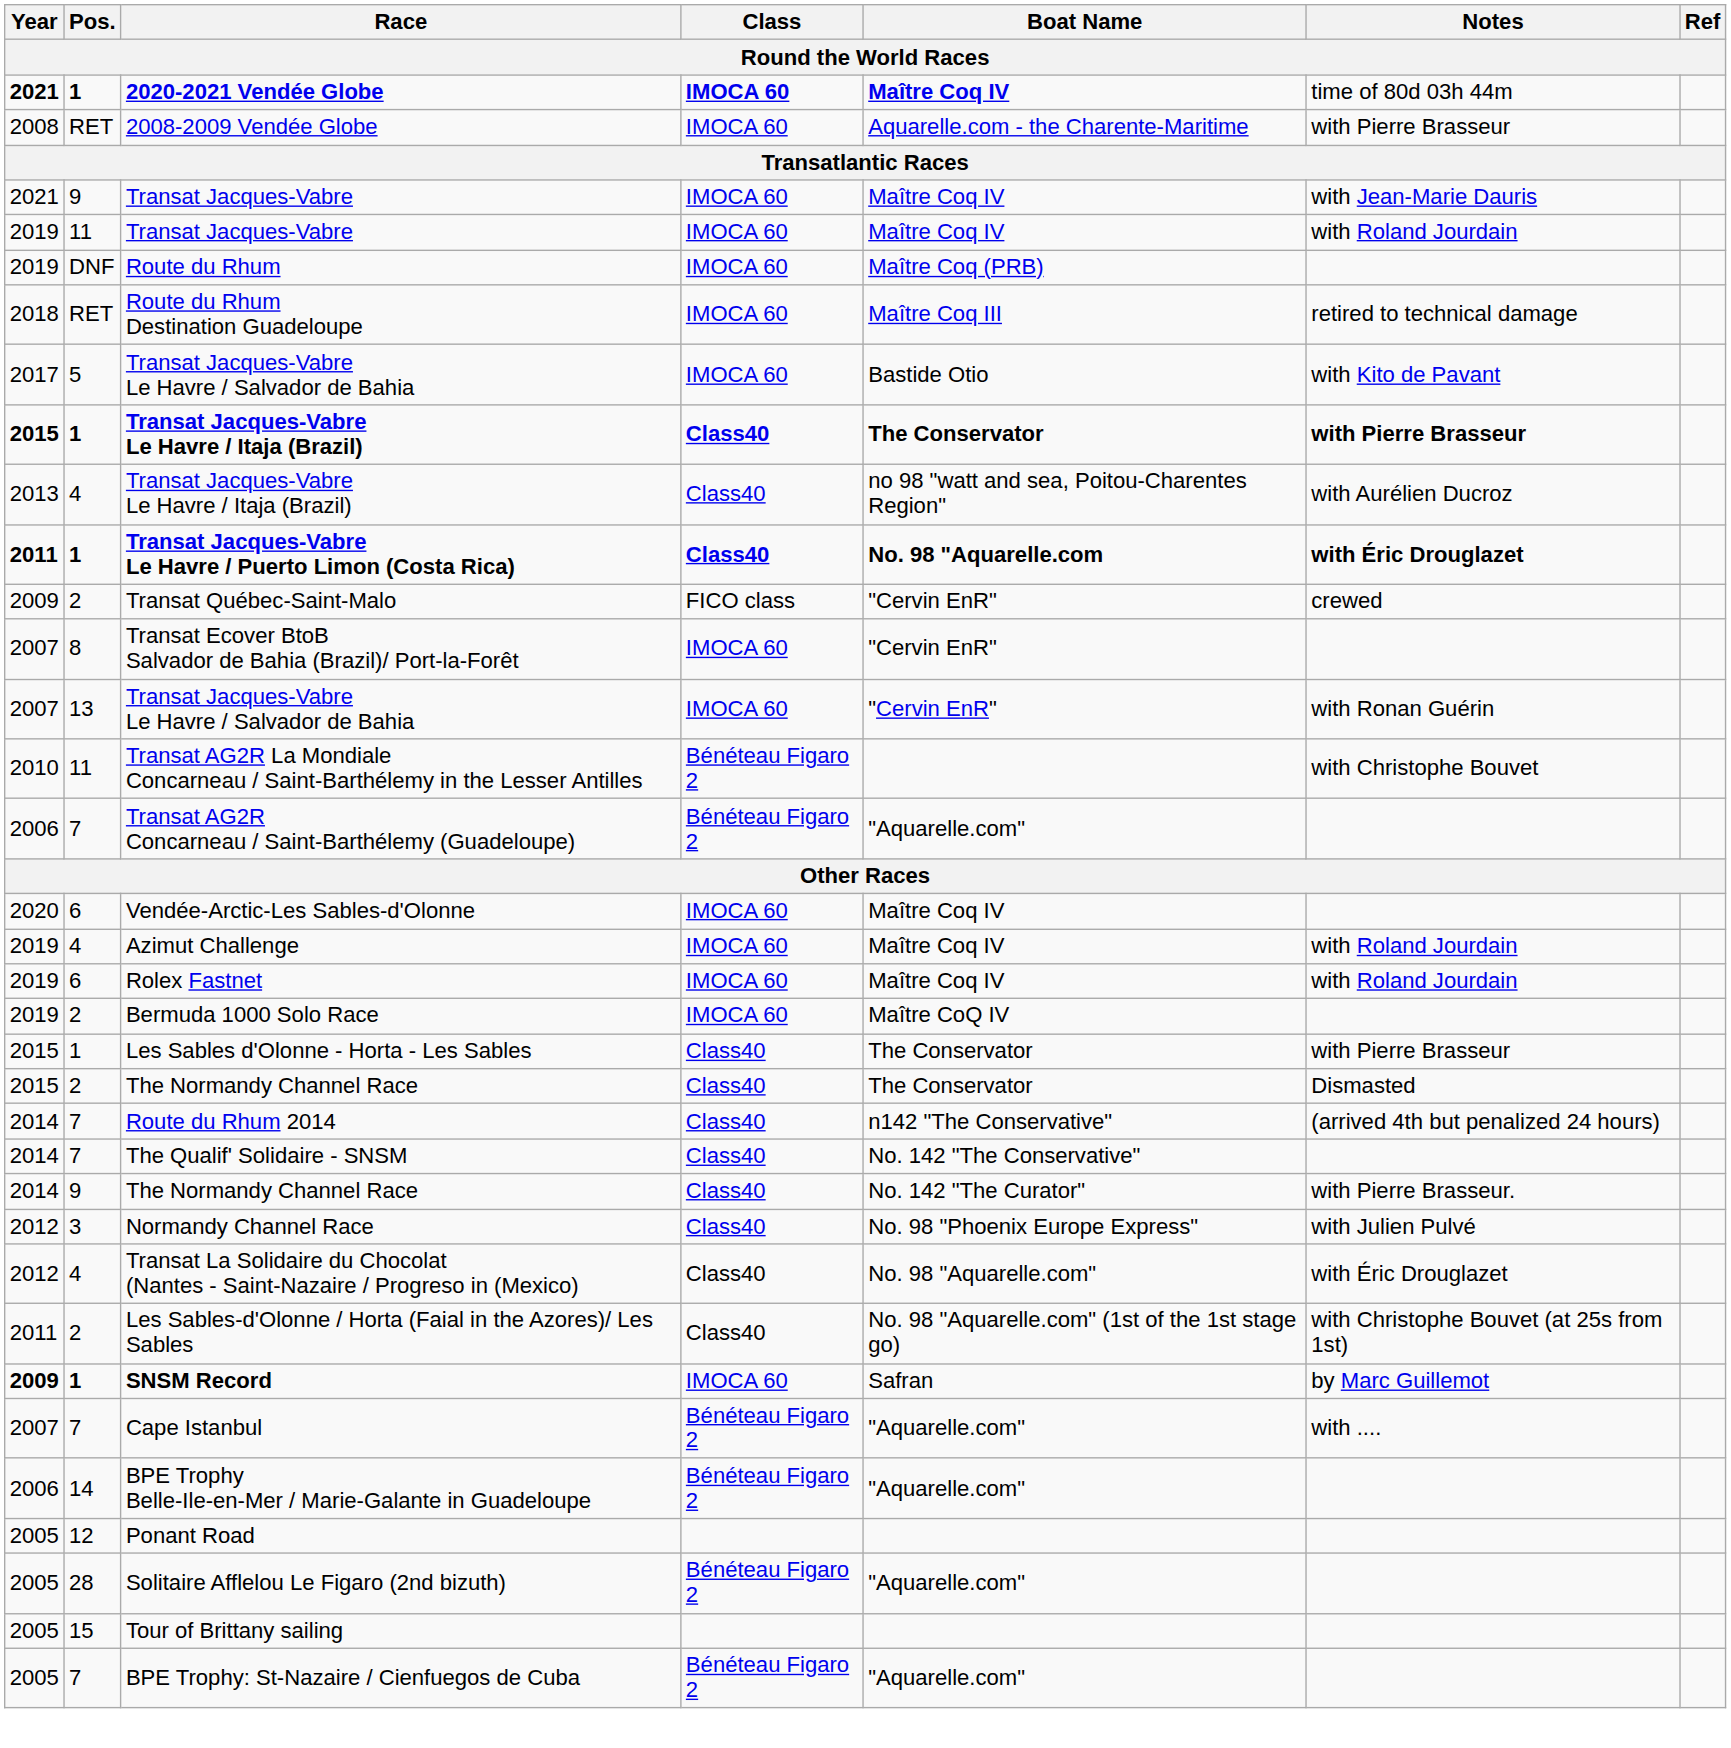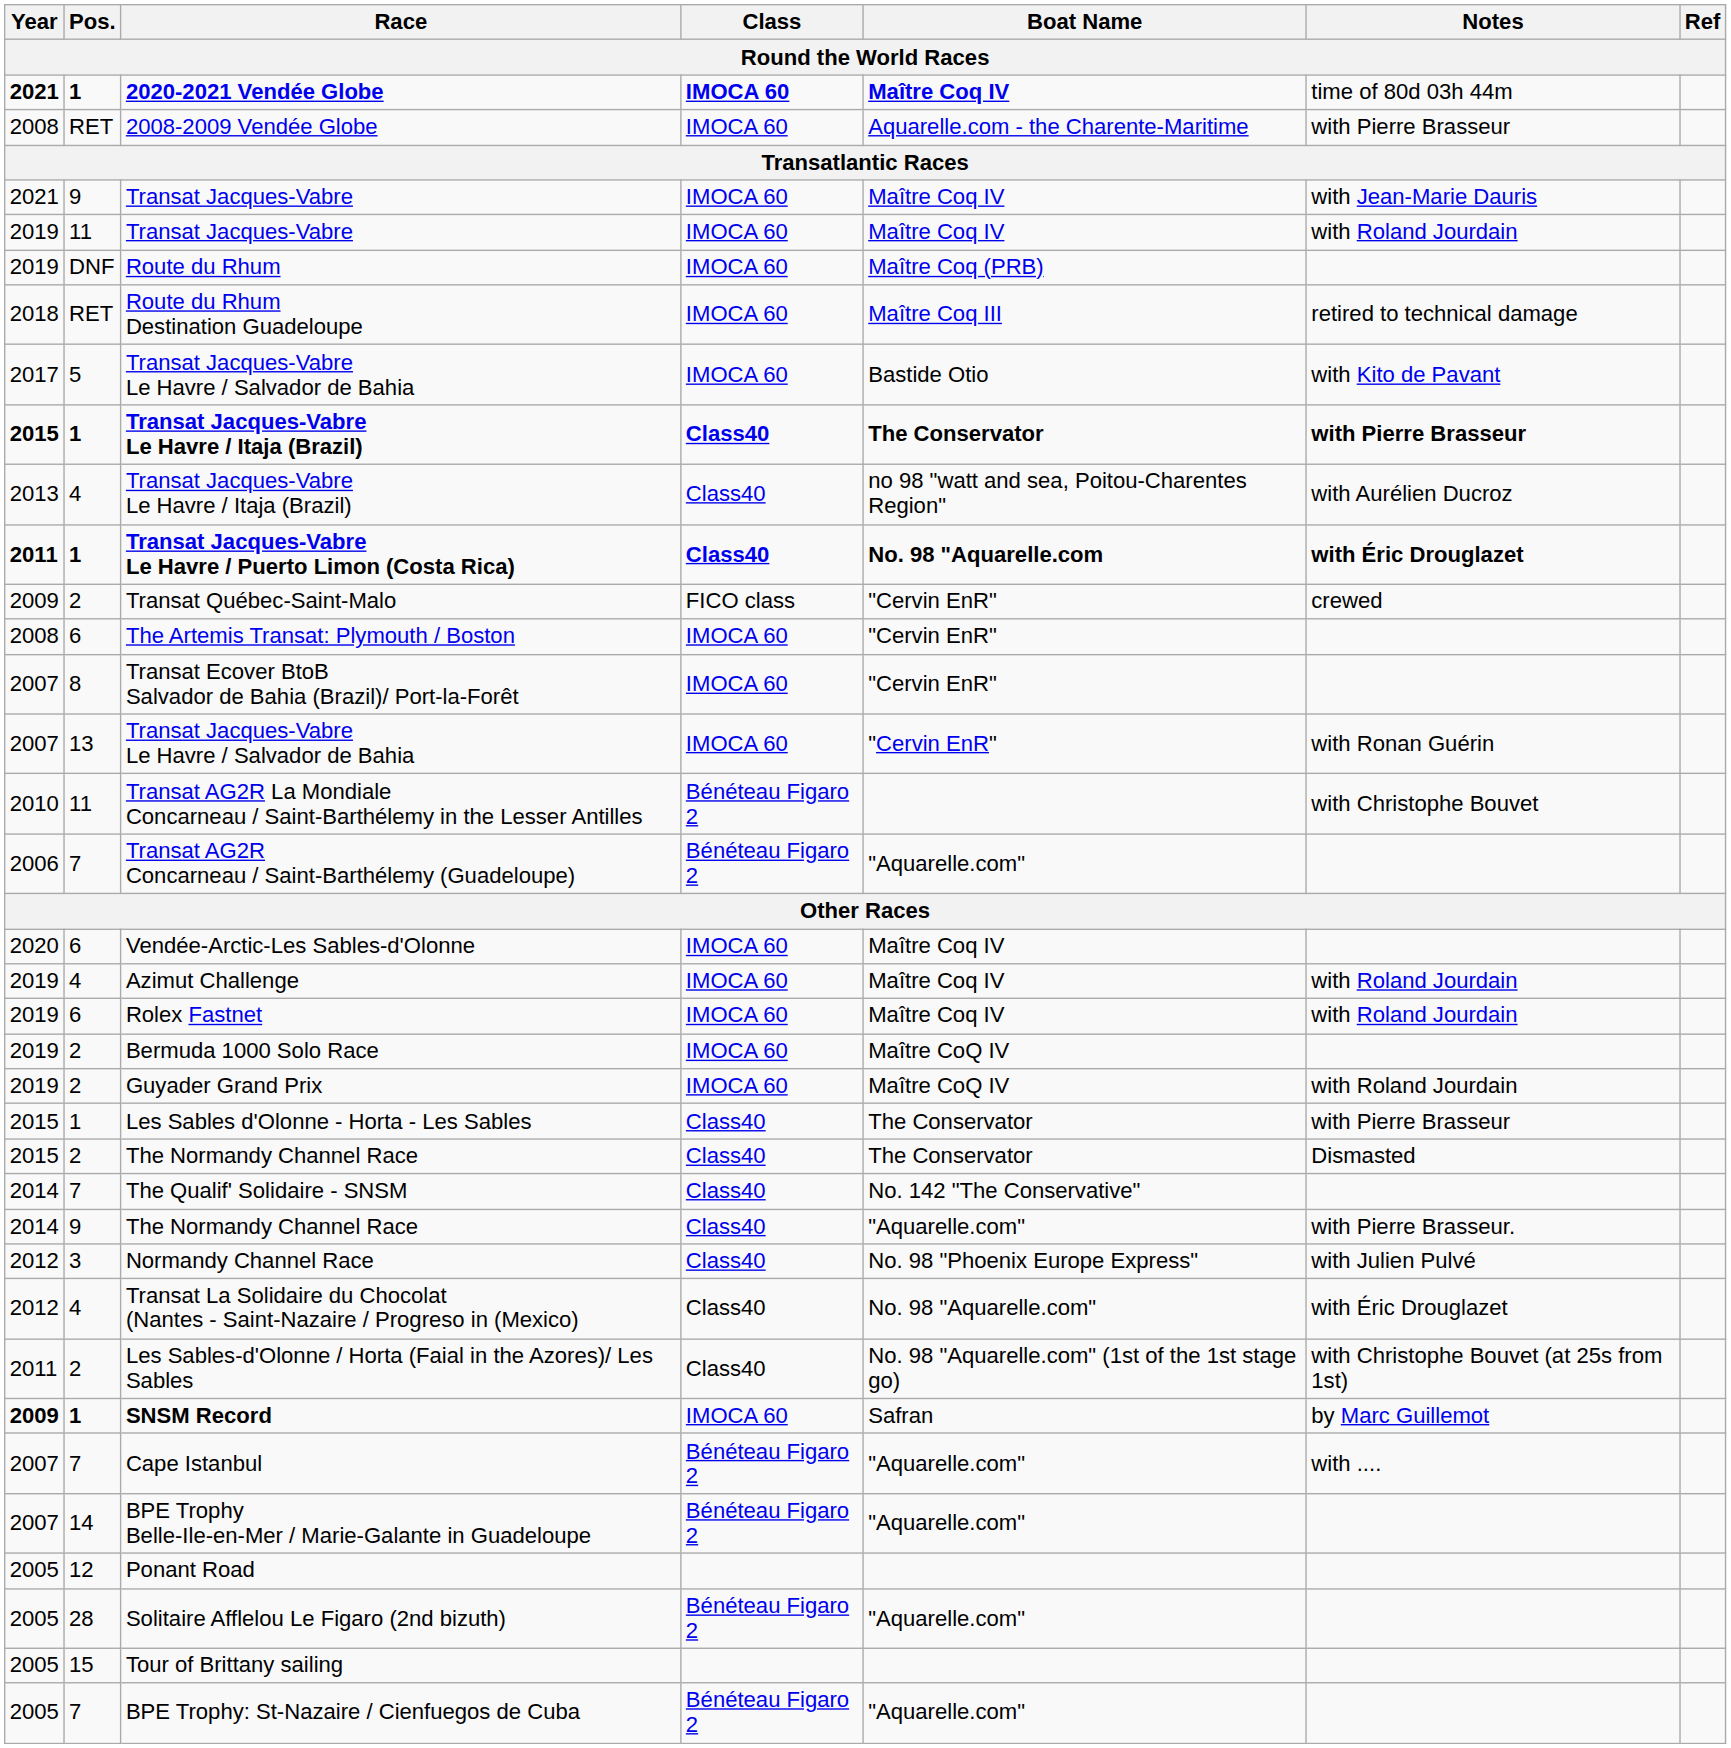+ row: (75, 636)
+ row: (75, 1085)
- row: (75, 1121)
(977, 1191) No. 142 "The Curator" -> (947, 1226) "Aquarelle.com"
(34, 1488) 2006 -> (34, 1523) 2007
